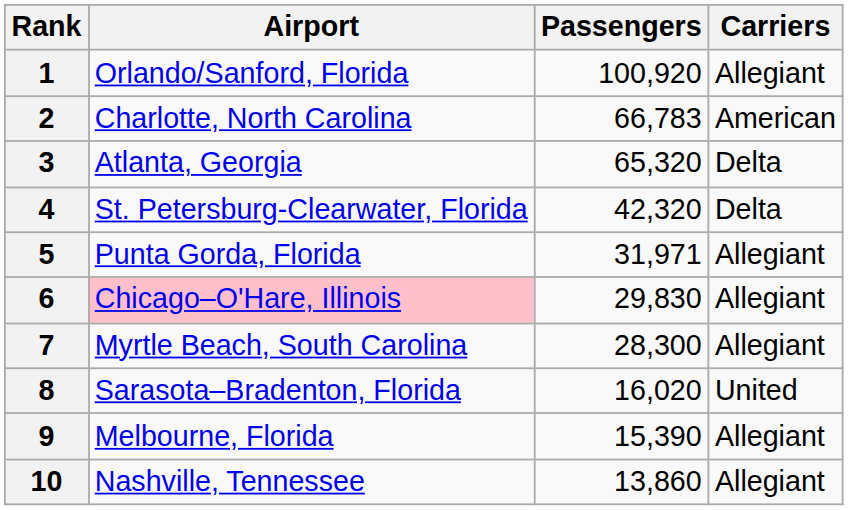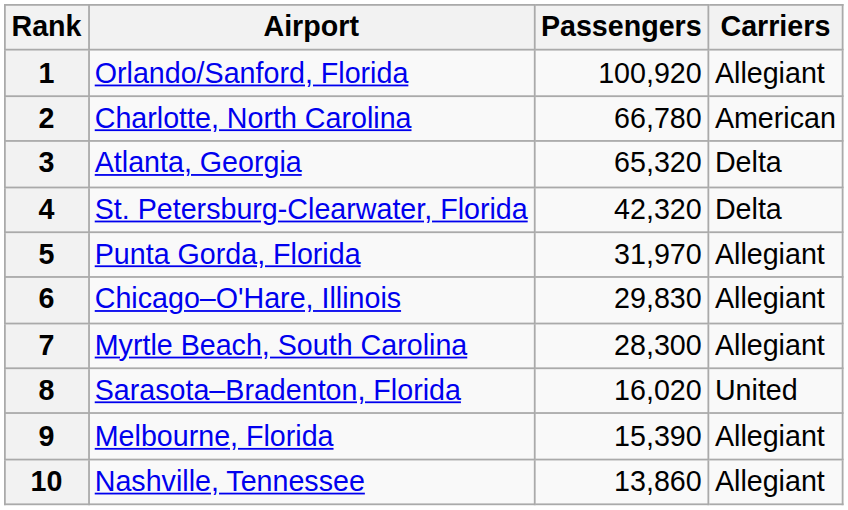(658, 118) 66,783 -> (658, 118) 66,780
(658, 254) 31,971 -> (658, 254) 31,970
(248, 299) pink background -> (248, 299) no background
